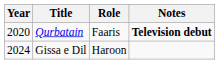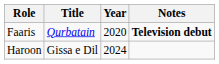columns swapped: (19, 13) <-> (109, 13)
